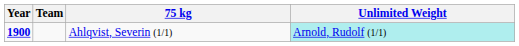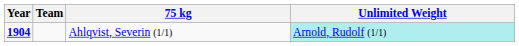(19, 32) 1900 -> (19, 32) 1904
